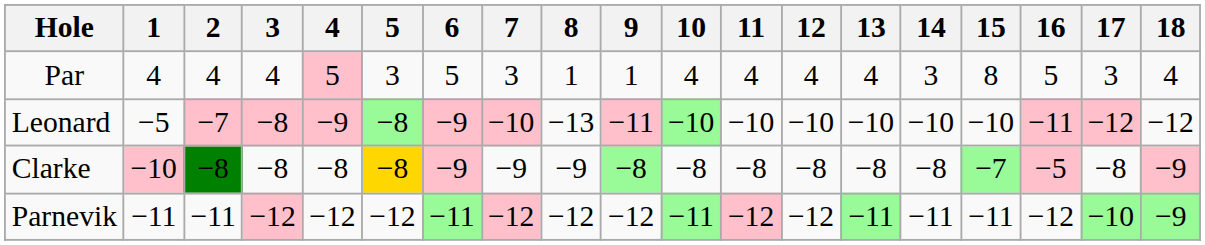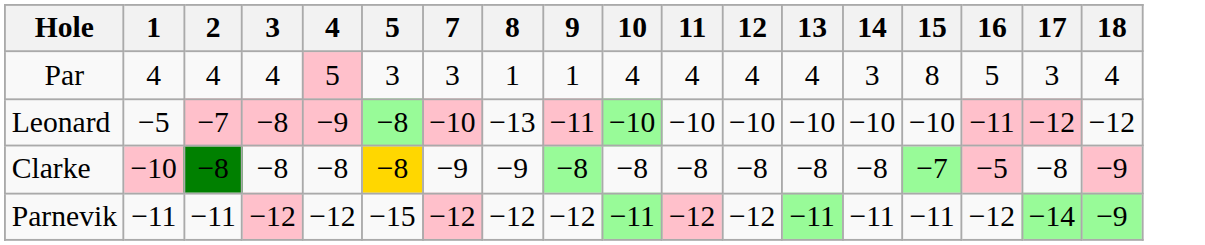- column: (452, 27)
(392, 215) −12 -> (392, 215) −15
(1111, 215) −10 -> (1052, 215) −14
